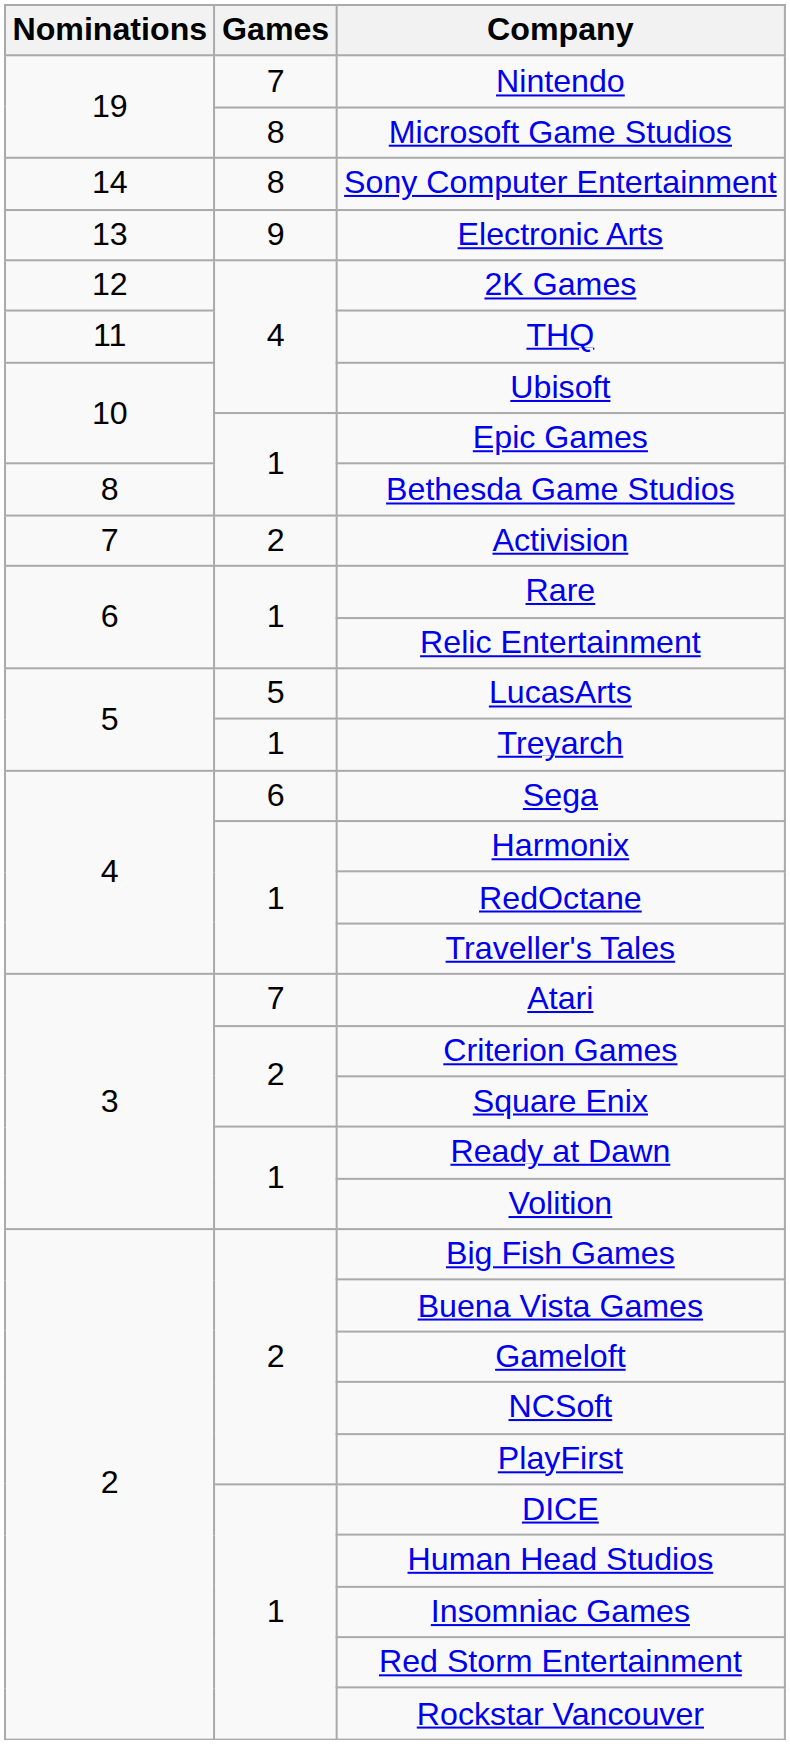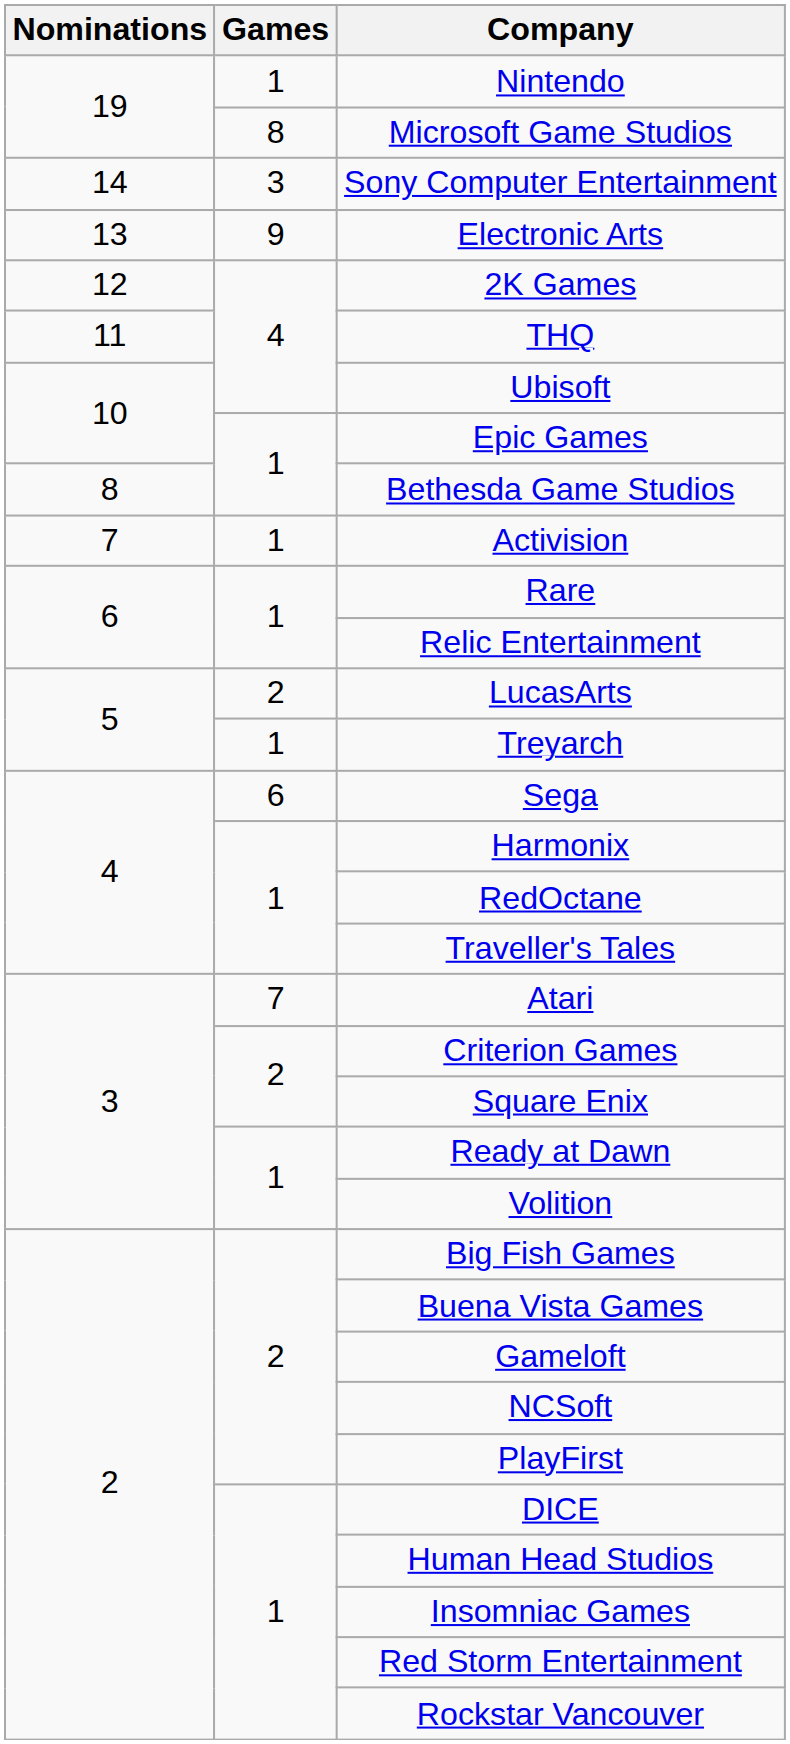(276, 81) 7 -> (276, 81) 1
(276, 183) 8 -> (276, 183) 3
(276, 540) 2 -> (276, 540) 1
(276, 693) 5 -> (276, 693) 2
